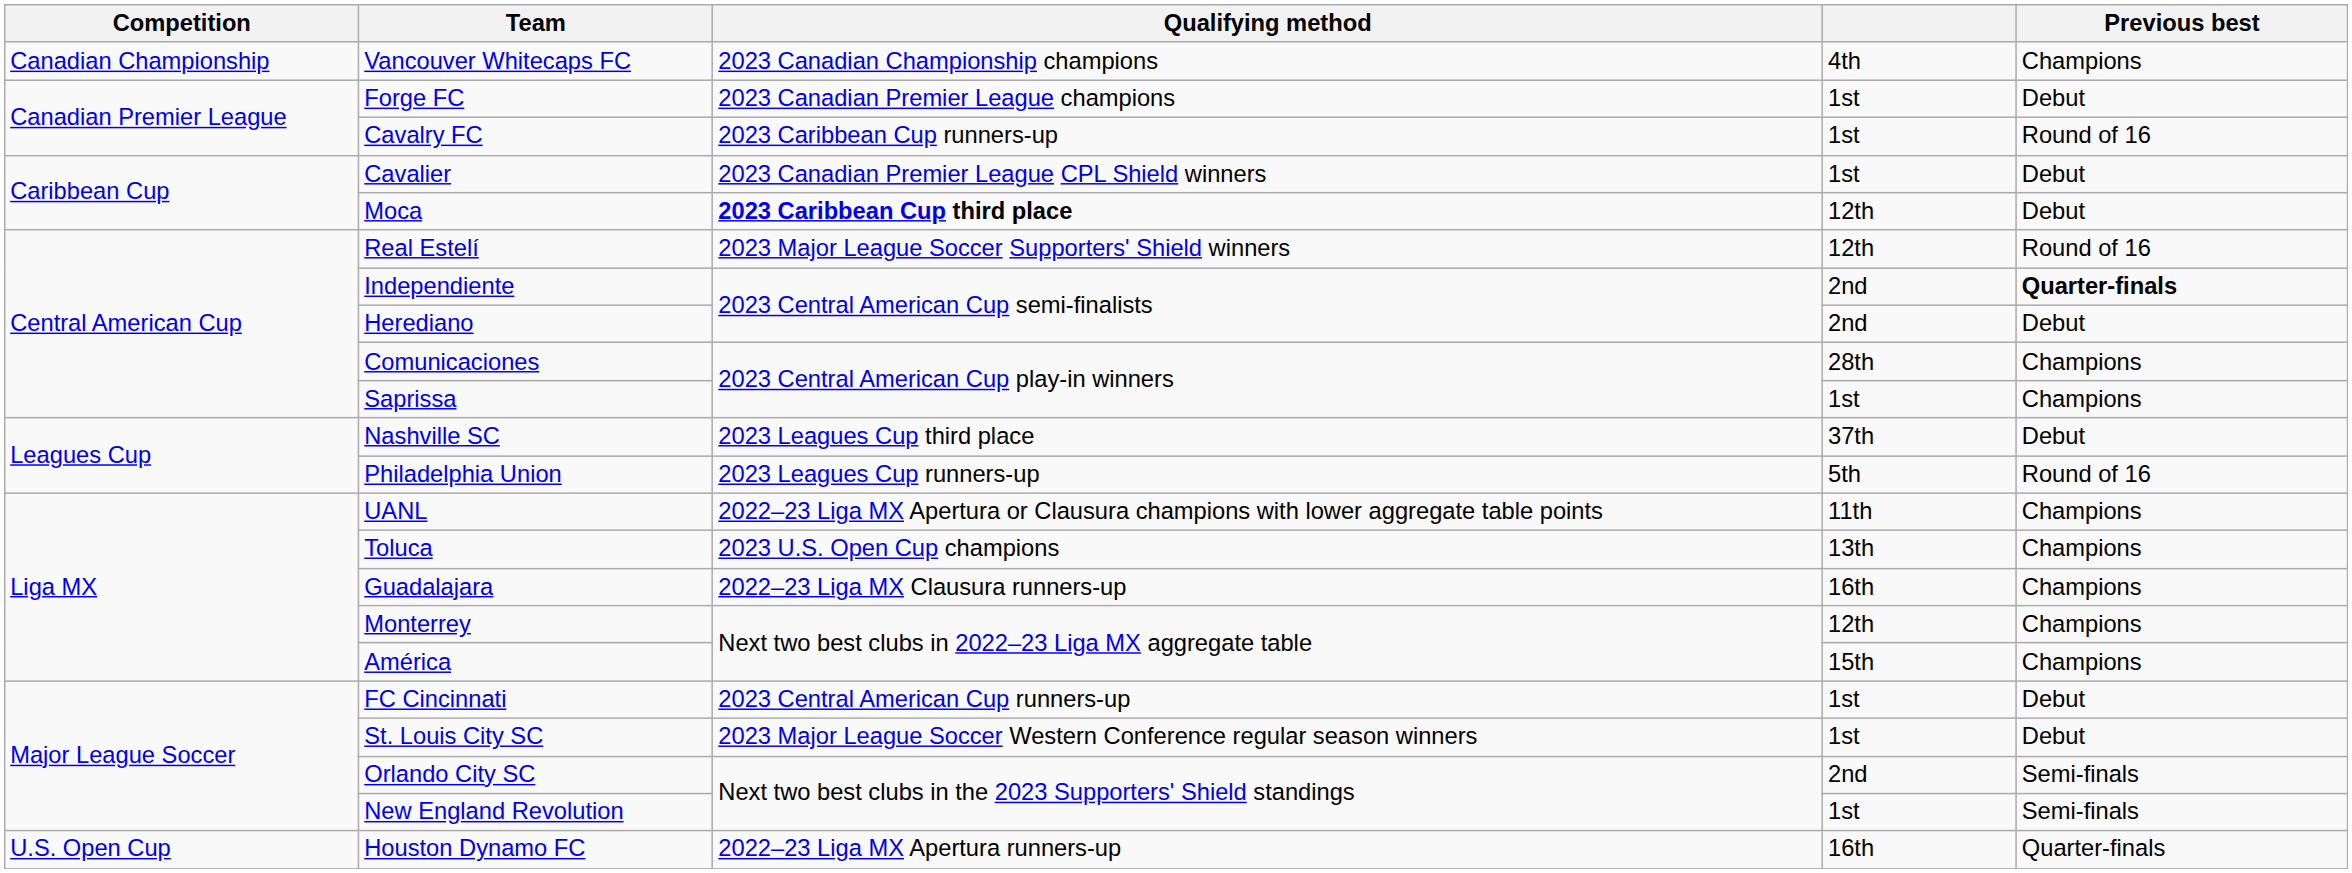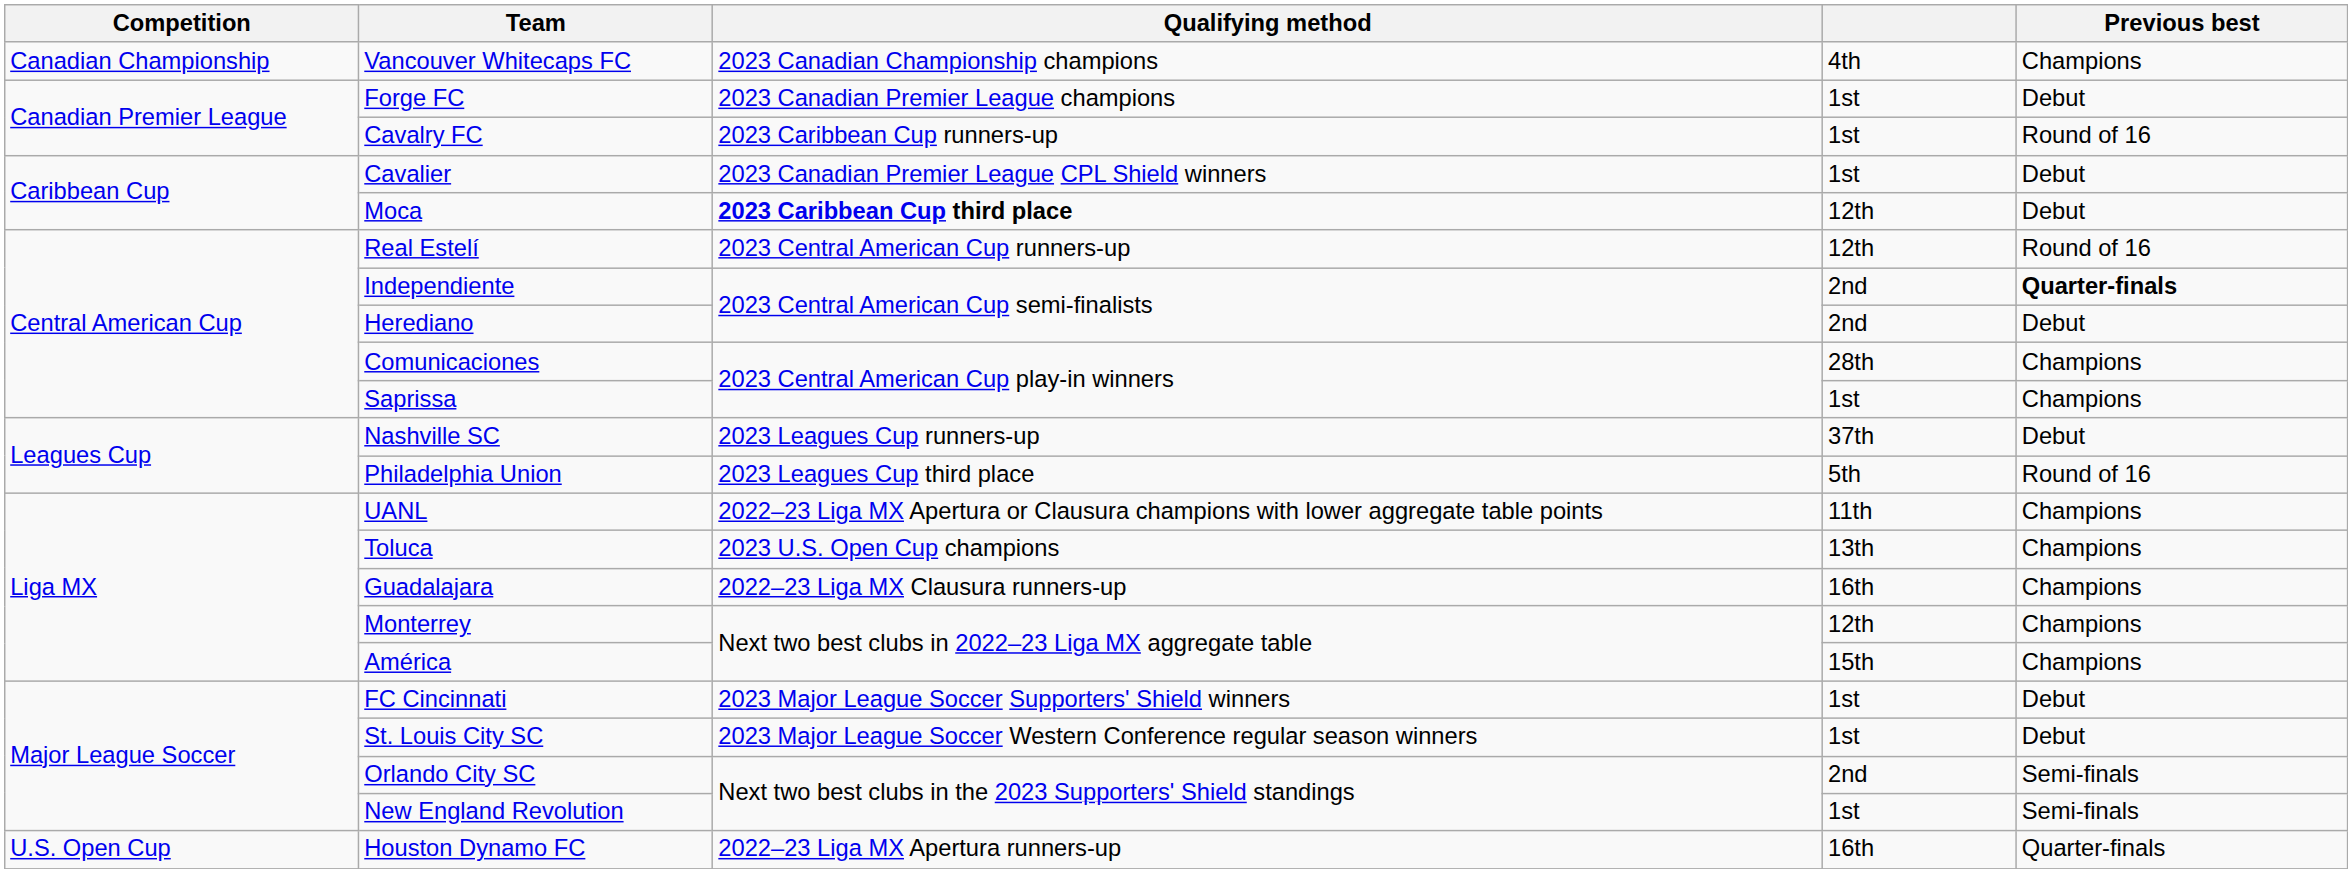(1004, 248) 2023 Major League Soccer Supporters' Shield winners -> (924, 248) 2023 Central American Cup runners-up
(876, 436) 2023 Leagues Cup third place -> (879, 436) 2023 Leagues Cup runners-up
(879, 473) 2023 Leagues Cup runners-up -> (876, 473) 2023 Leagues Cup third place
(924, 699) 2023 Central American Cup runners-up -> (1004, 699) 2023 Major League Soccer Supporters' Shield winners
